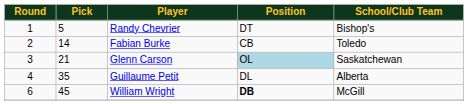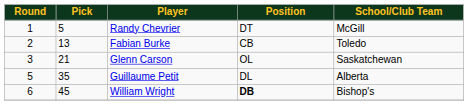(355, 28) Bishop's -> (350, 28) McGill
(64, 44) 14 -> (64, 44) 13
(246, 60) lightblue background -> (246, 60) no background
(30, 76) 4 -> (30, 76) 5
(350, 92) McGill -> (355, 92) Bishop's
